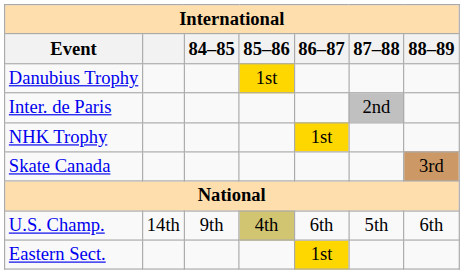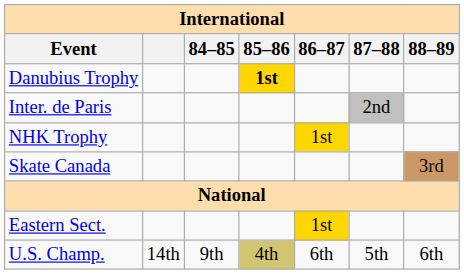(267, 78) normal -> (267, 78) bold
rows swapped: (57, 225) <-> (57, 254)
